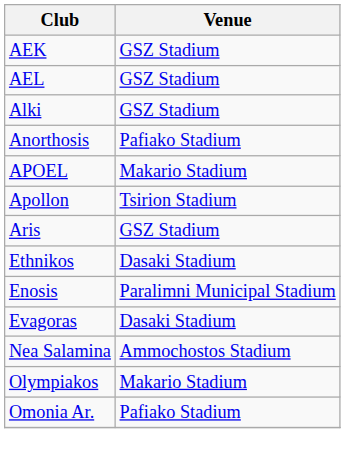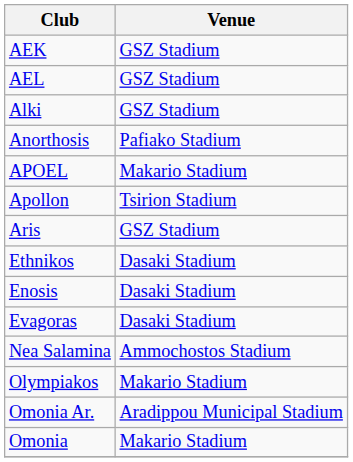(228, 291) Paralimni Municipal Stadium -> (178, 291) Dasaki Stadium
(180, 412) Pafiako Stadium -> (231, 412) Aradippou Municipal Stadium
+ row: (38, 442)
